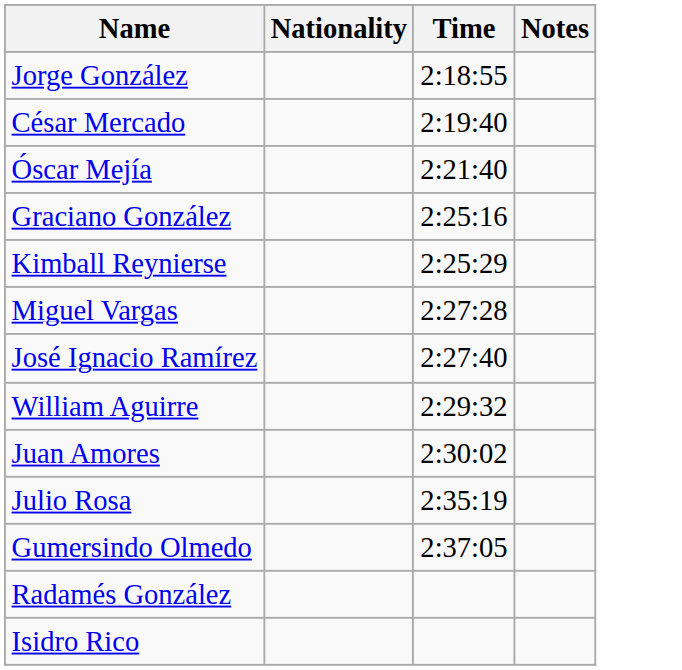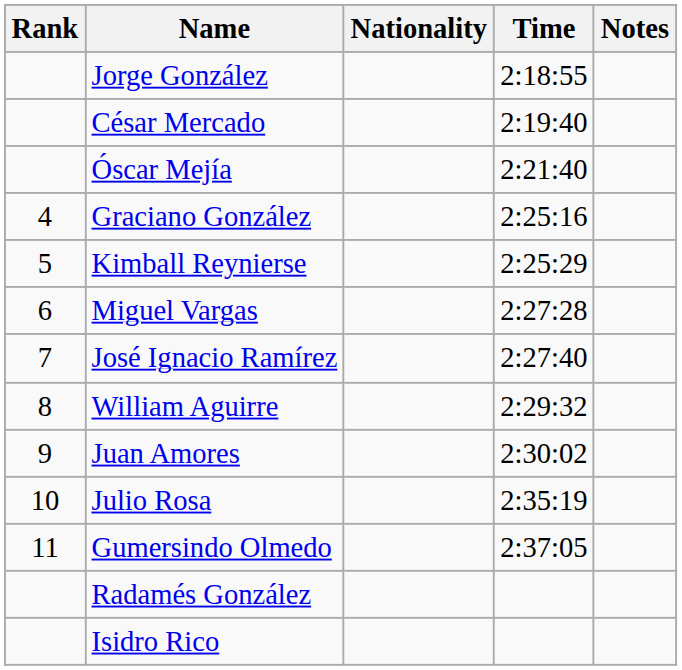+ column: (45, 28)
